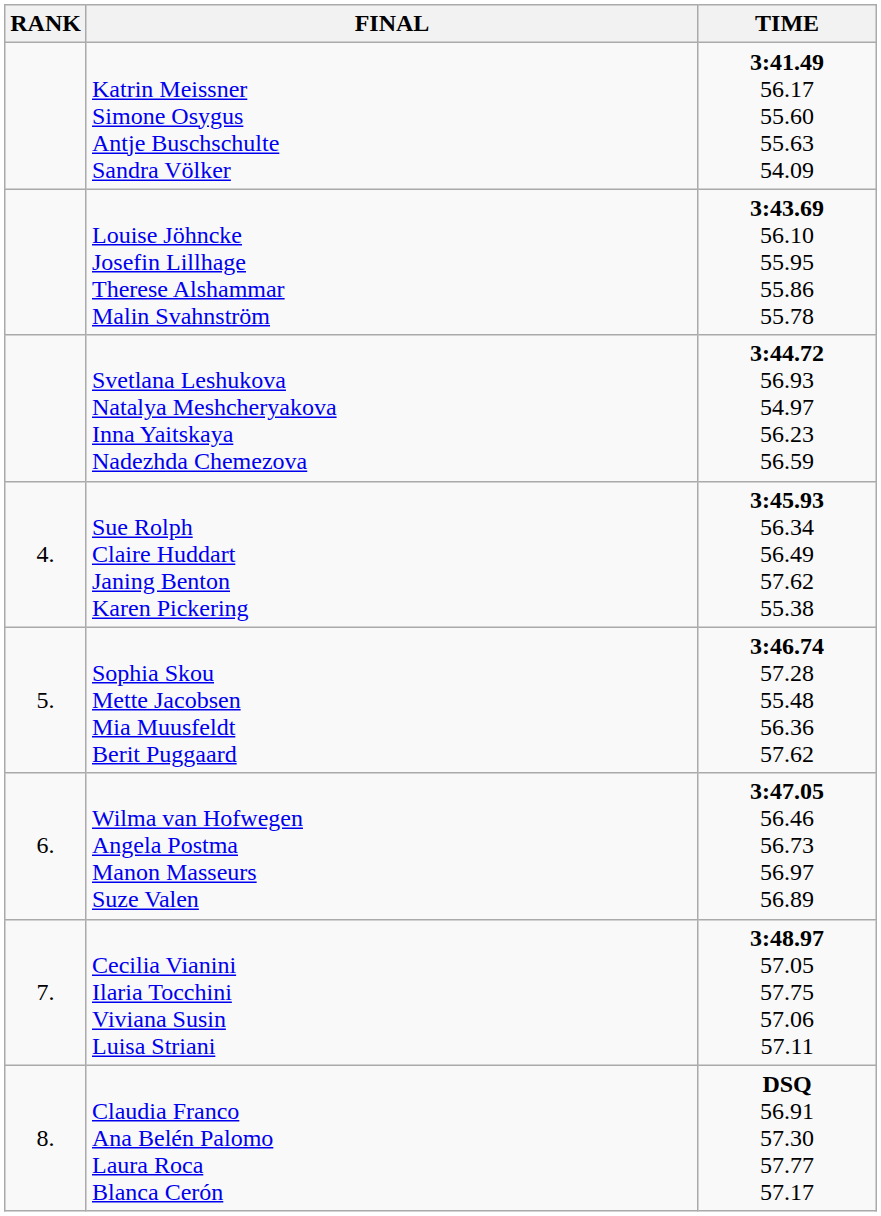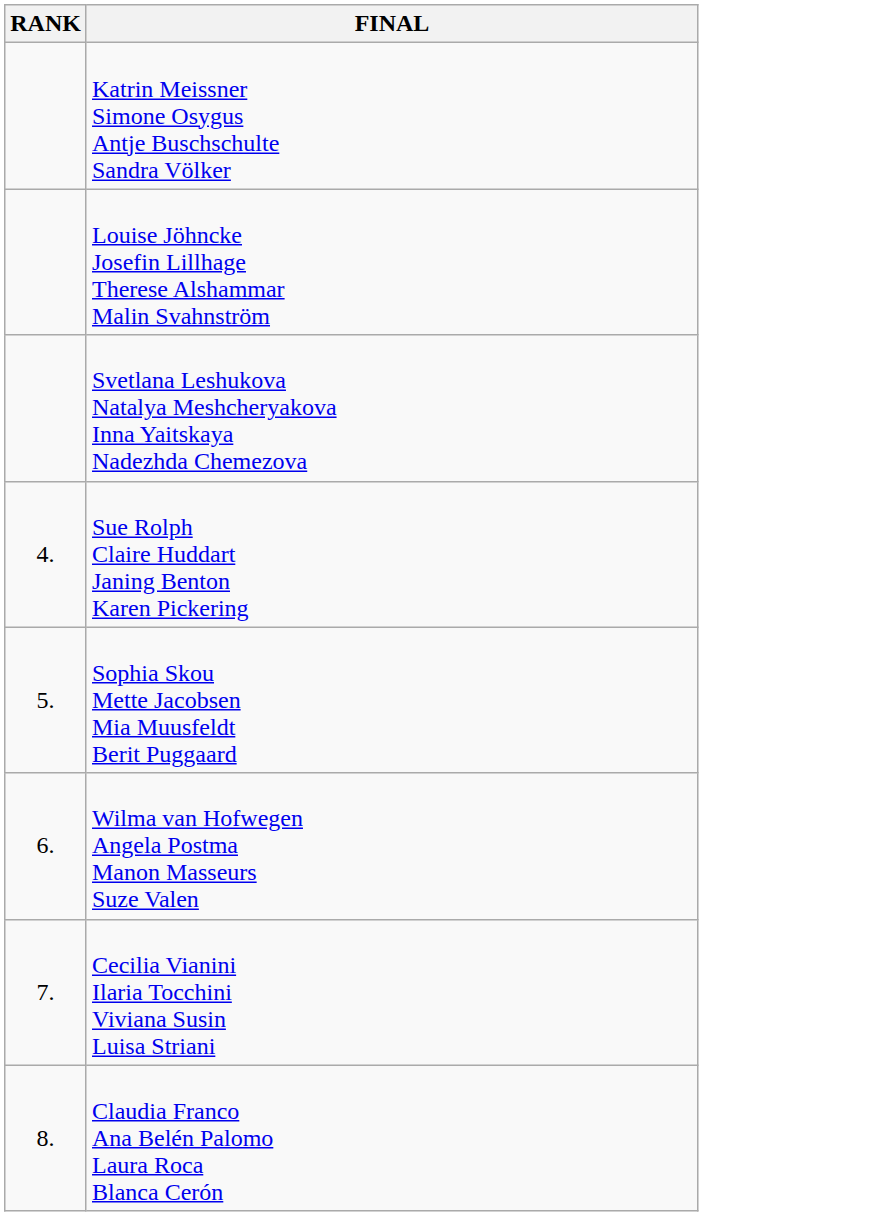- column: (787, 23)
